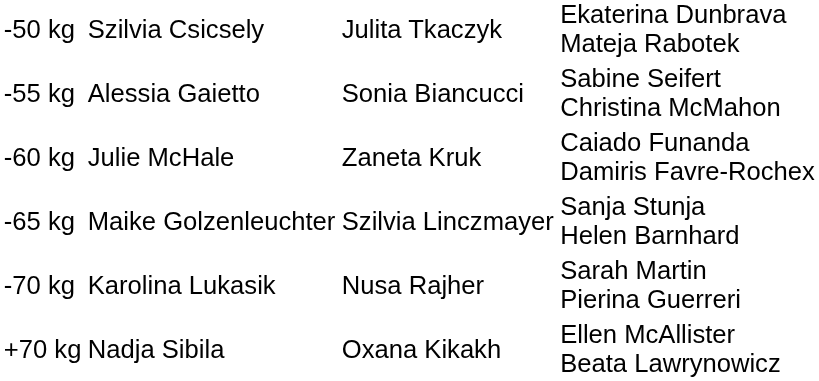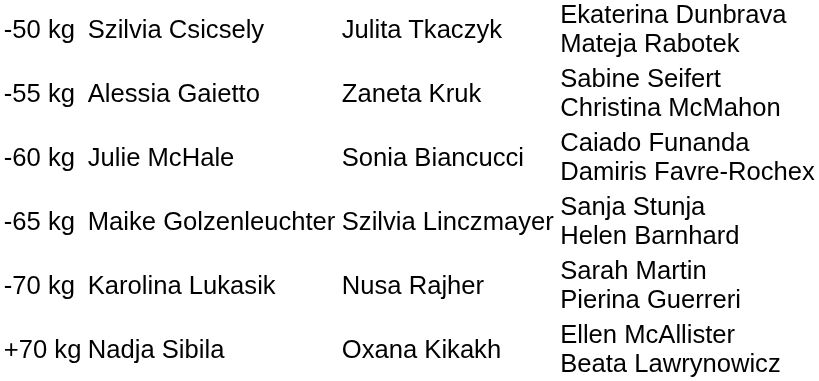(433, 93) Sonia Biancucci -> (412, 93) Zaneta Kruk
(412, 157) Zaneta Kruk -> (433, 157) Sonia Biancucci
